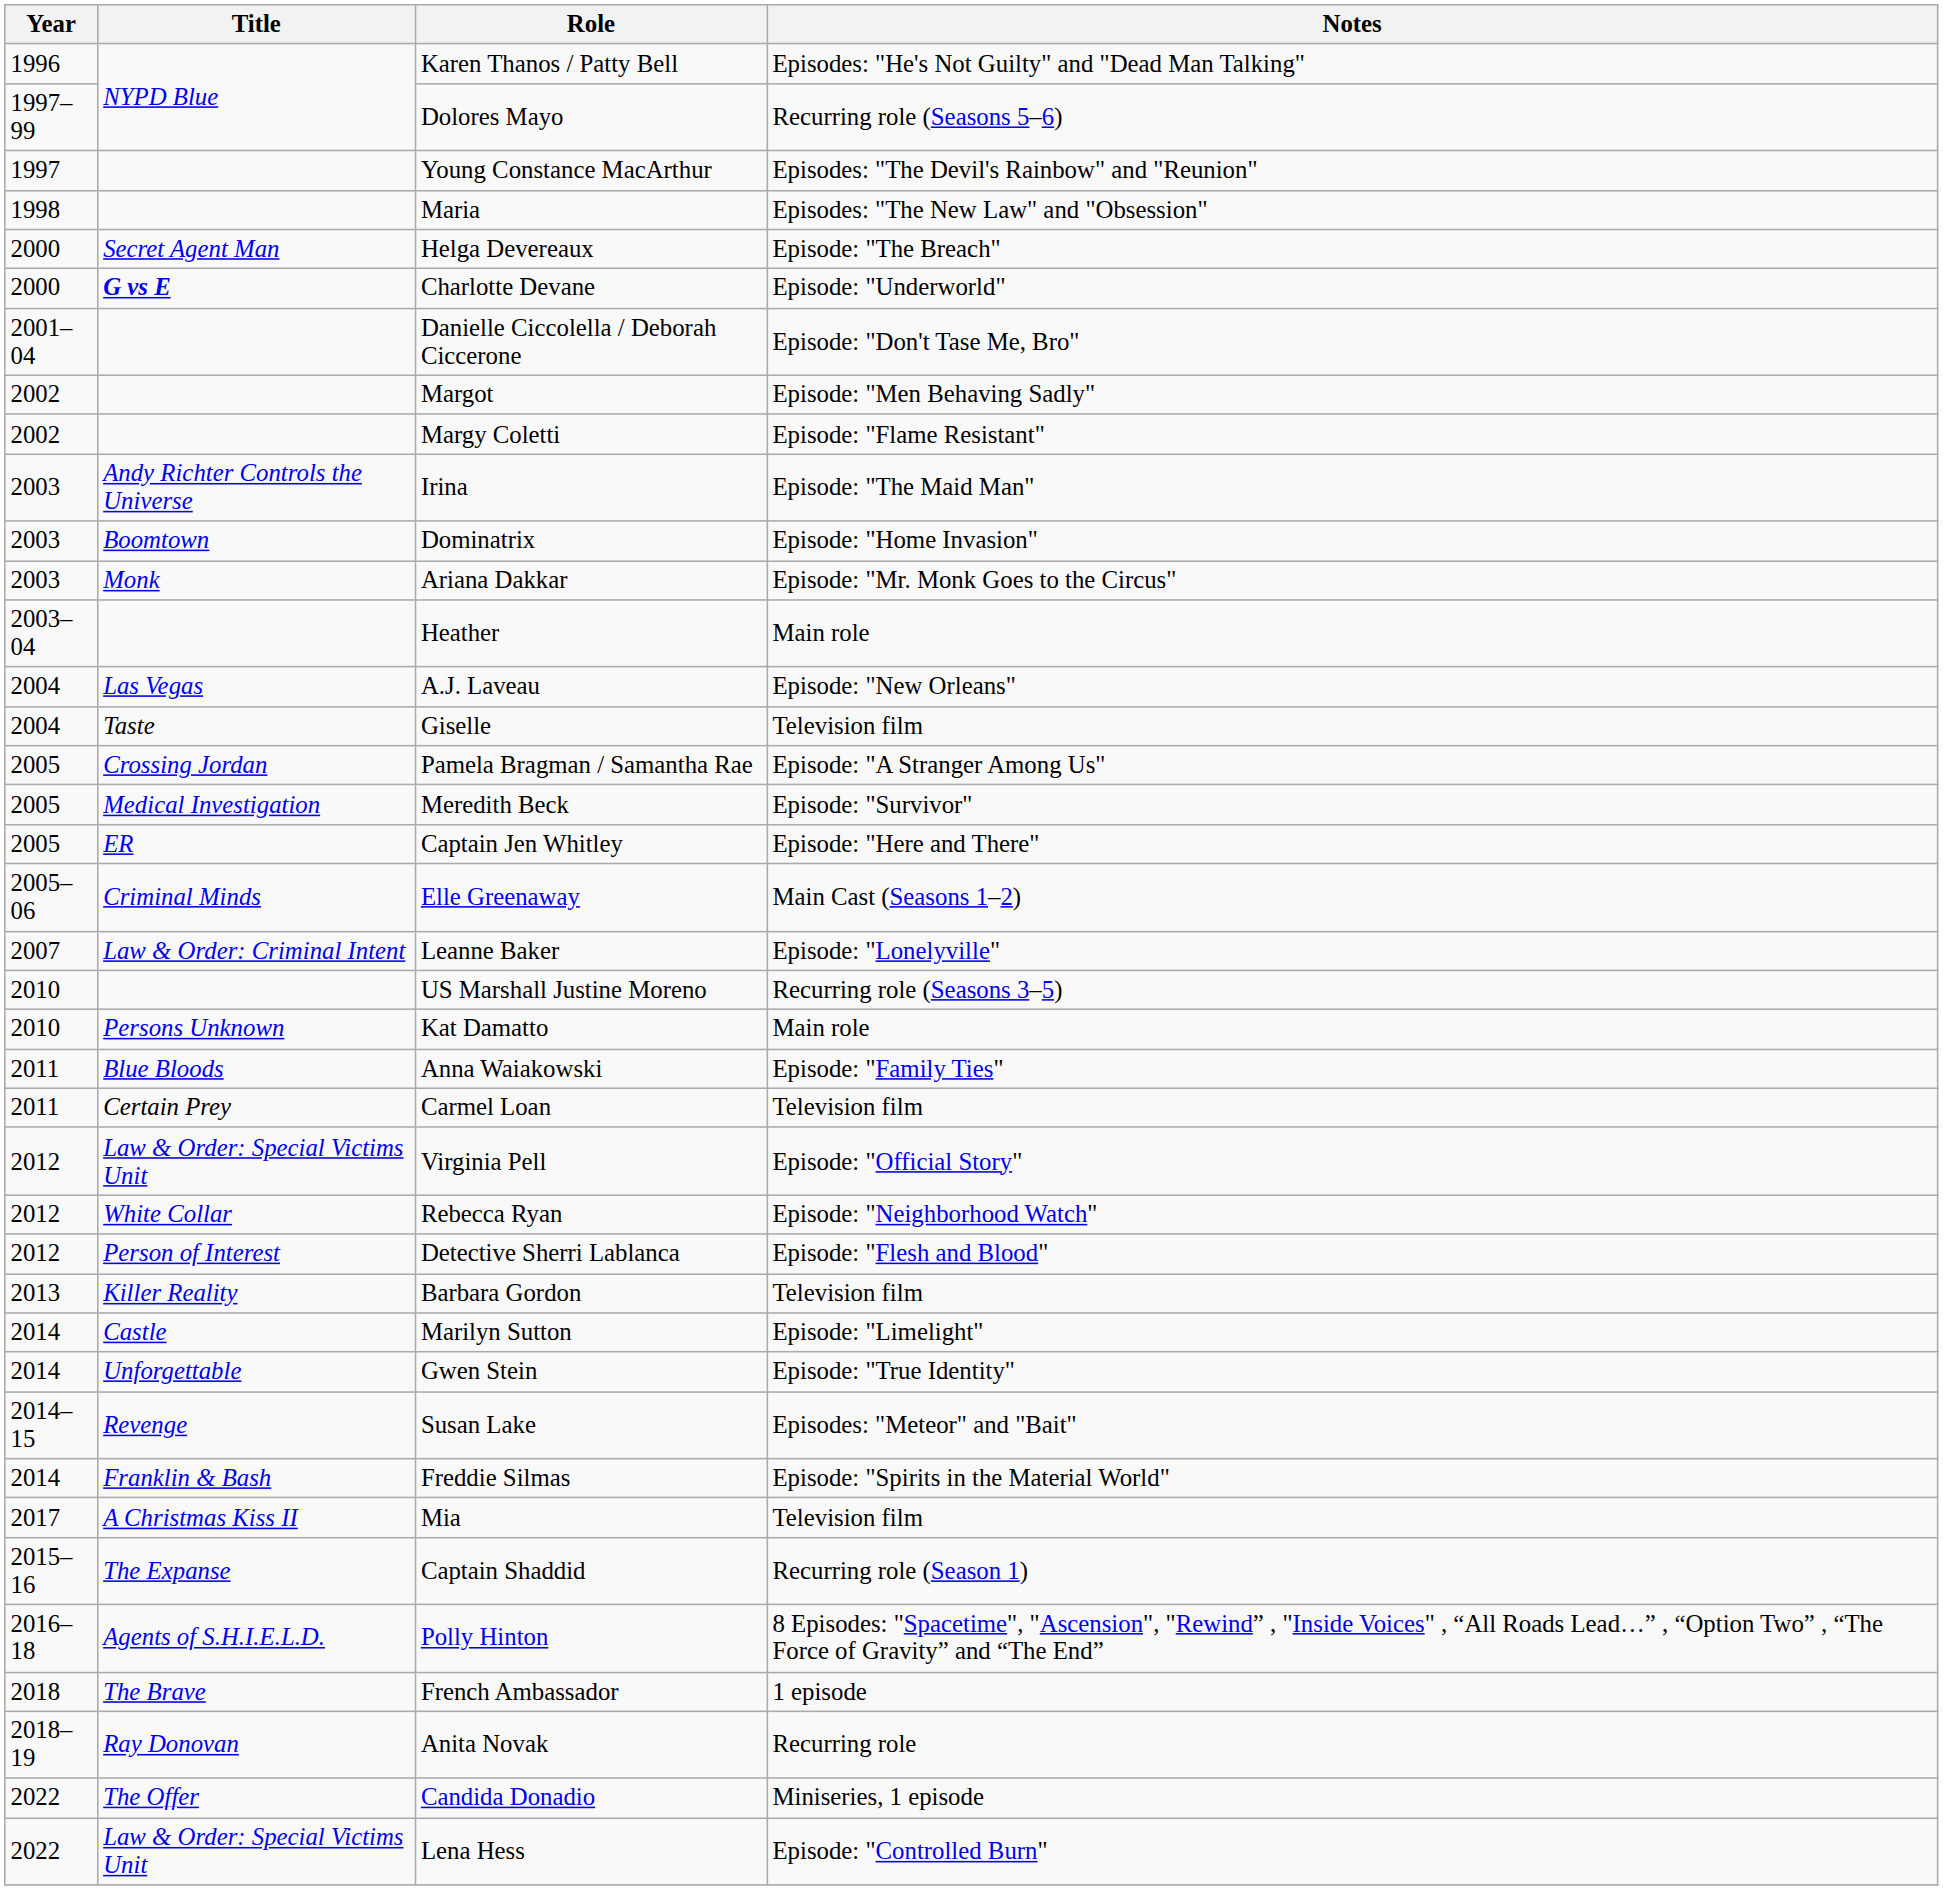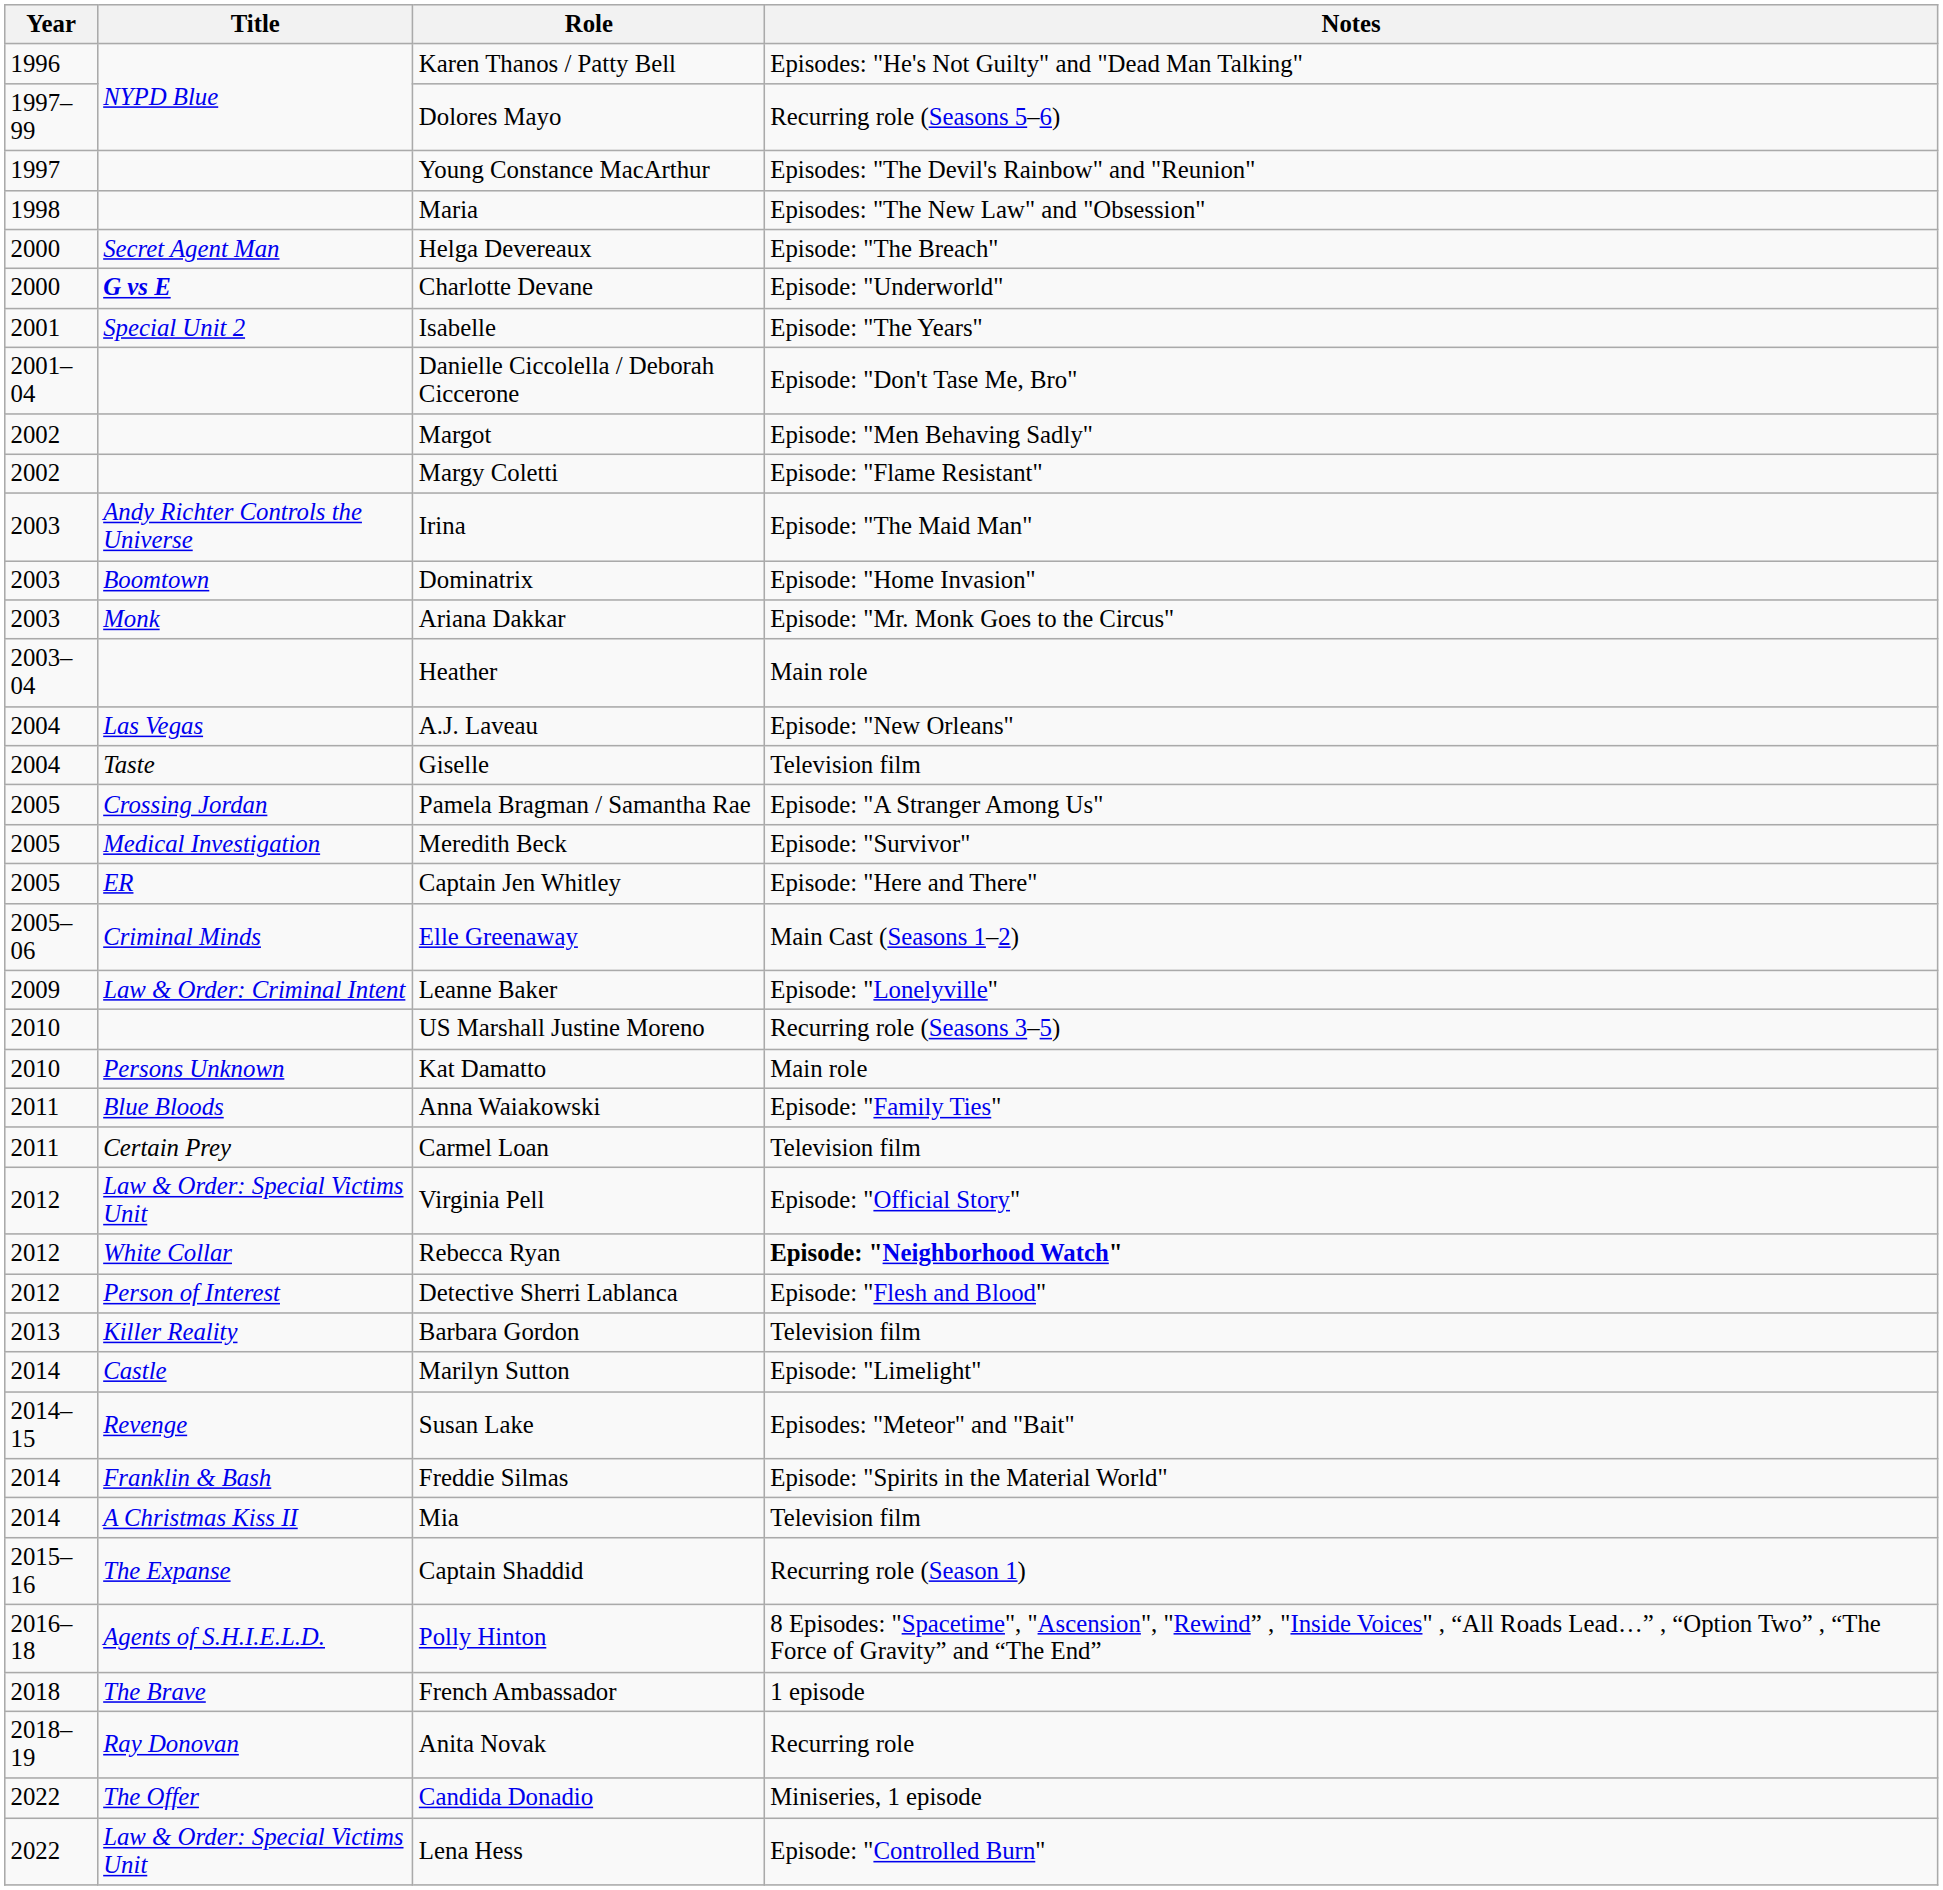+ row: (457, 327)
(35, 950) 2007 -> (35, 989) 2009
(935, 1214) normal -> (946, 1253) bold
- row: (479, 1371)
(35, 1517) 2017 -> (35, 1517) 2014
